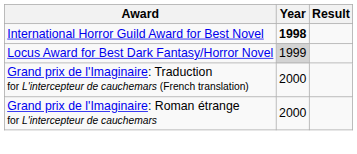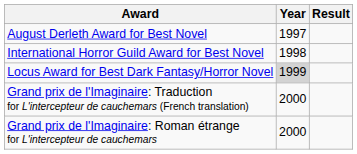+ row: (107, 33)
(293, 33) bold -> (293, 53) normal
